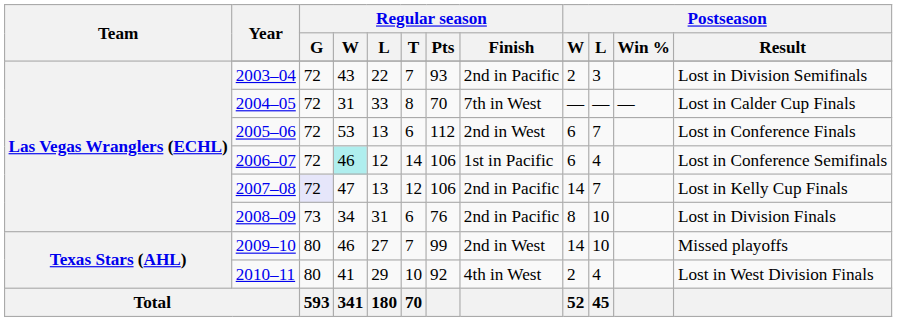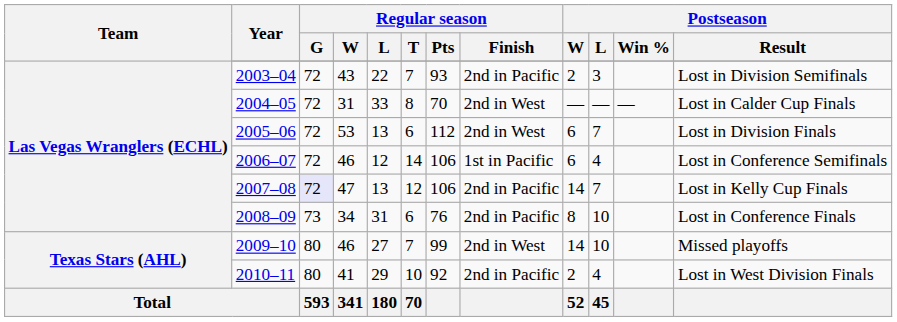(503, 103) 7th in West -> (504, 103) 2nd in West
(767, 132) Lost in Conference Finals -> (757, 132) Lost in Division Finals
(346, 160) paleturquoise background -> (346, 160) no background
(757, 217) Lost in Division Finals -> (767, 217) Lost in Conference Finals
(503, 273) 4th in West -> (511, 273) 2nd in Pacific
